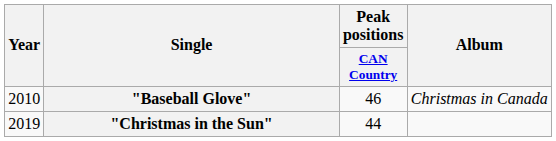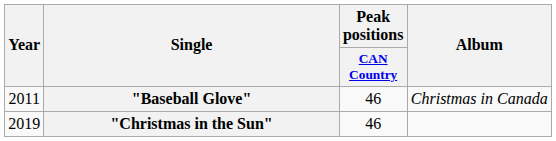(24, 98) 2010 -> (24, 98) 2011
(373, 124) 44 -> (373, 124) 46
